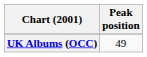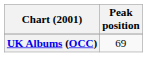(121, 43) 49 -> (121, 43) 69
